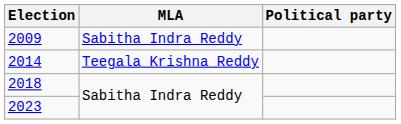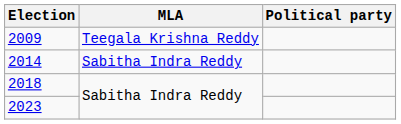(162, 39) Sabitha Indra Reddy -> (170, 39) Teegala Krishna Reddy
(170, 62) Teegala Krishna Reddy -> (162, 62) Sabitha Indra Reddy
